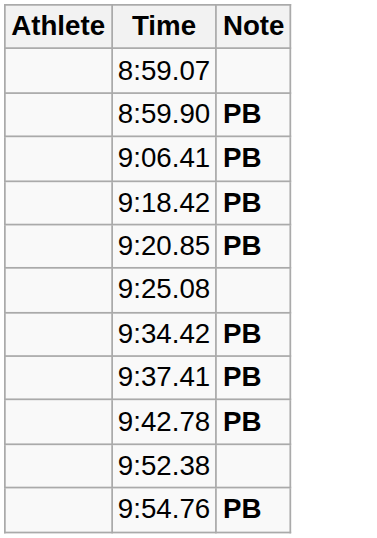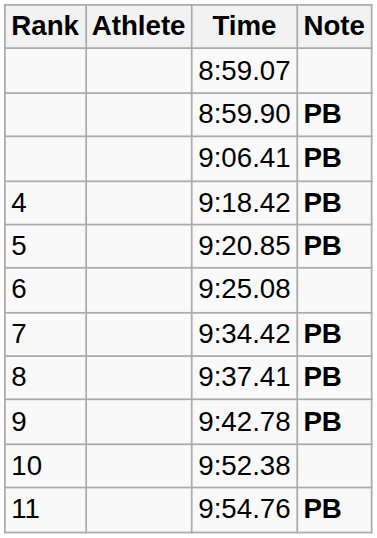+ column: (45, 26)
